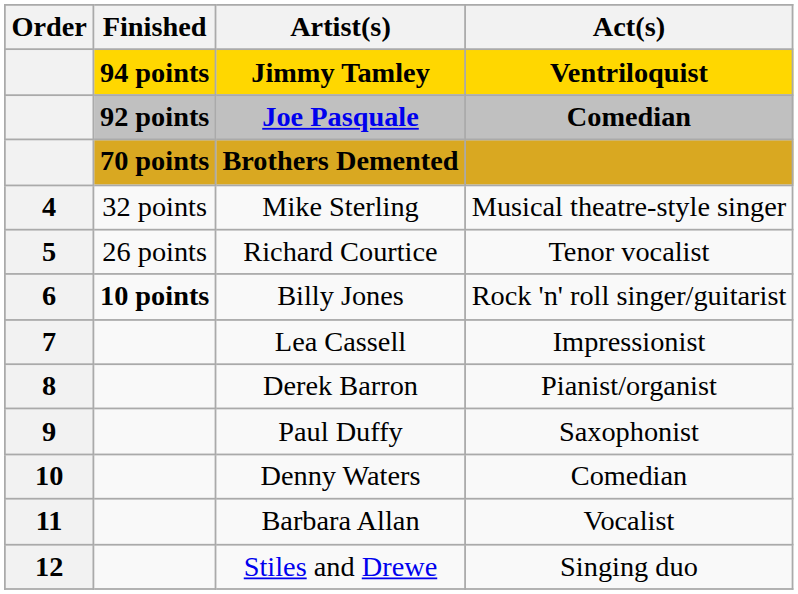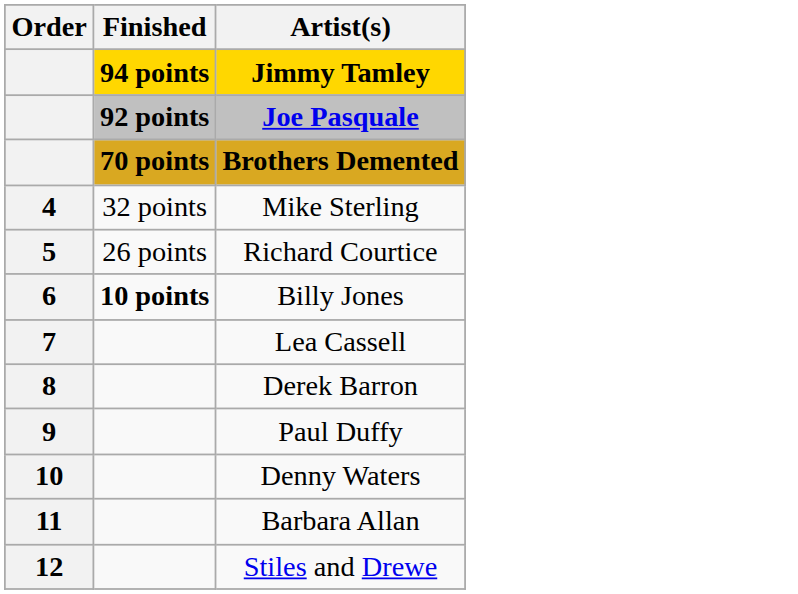- column: (629, 26)
